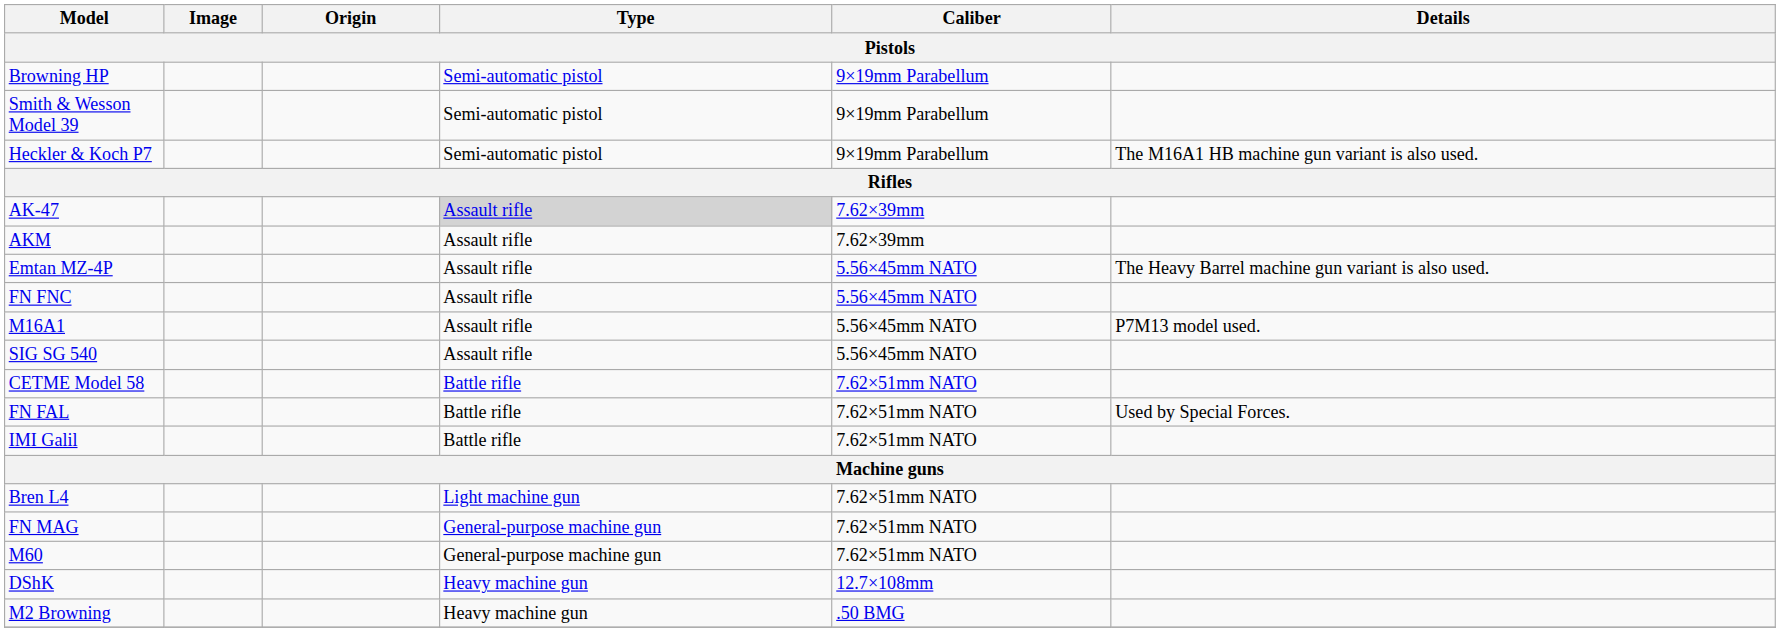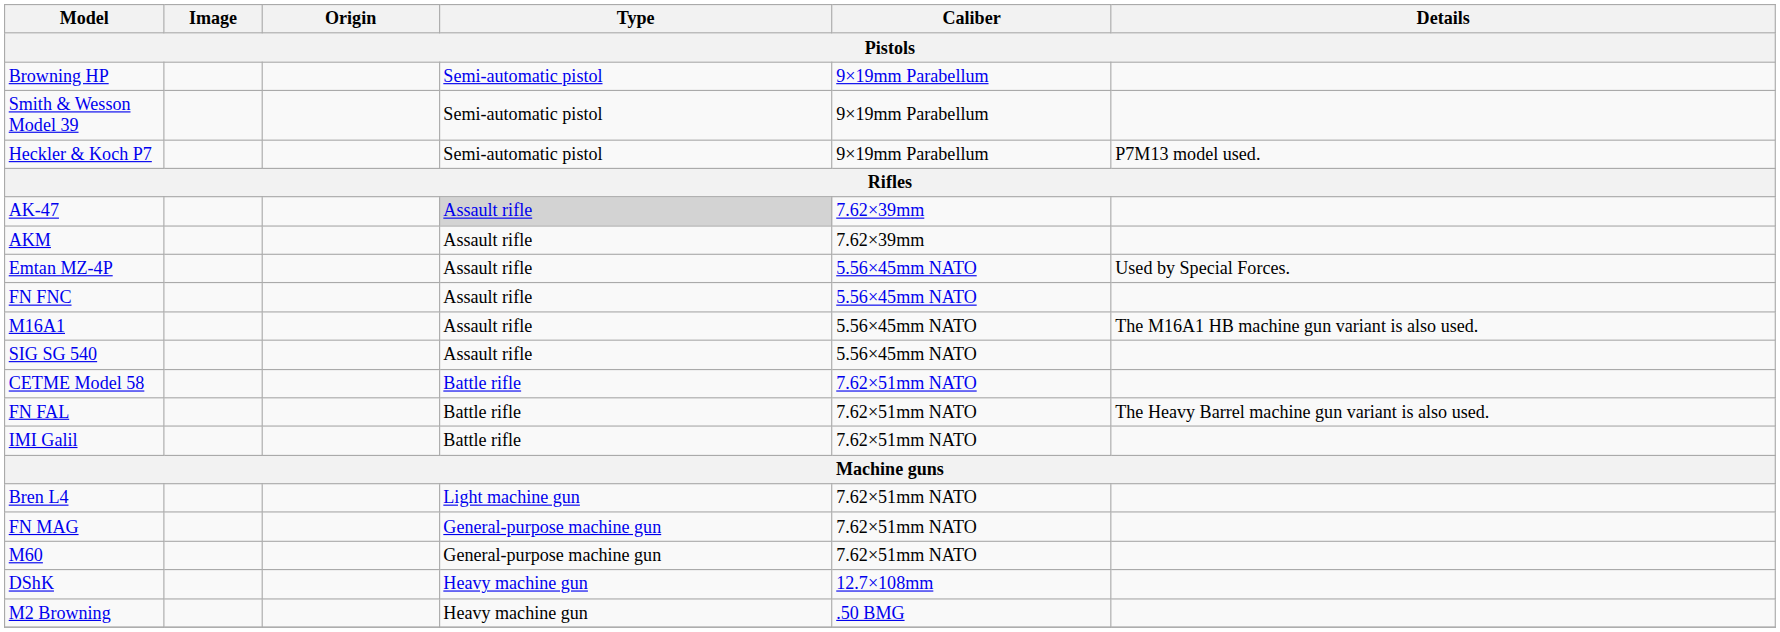(1297, 153) The M16A1 HB machine gun variant is also used. -> (1188, 153) P7M13 model used.
(1302, 268) The Heavy Barrel machine gun variant is also used. -> (1203, 268) Used by Special Forces.
(1188, 325) P7M13 model used. -> (1297, 325) The M16A1 HB machine gun variant is also used.
(1203, 411) Used by Special Forces. -> (1302, 411) The Heavy Barrel machine gun variant is also used.
